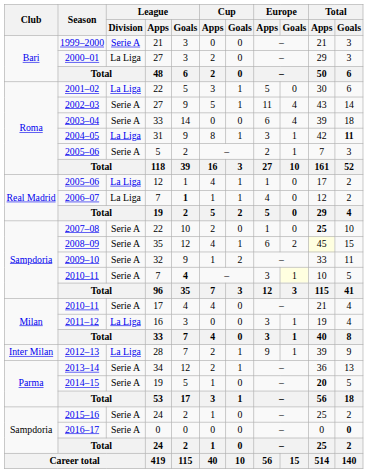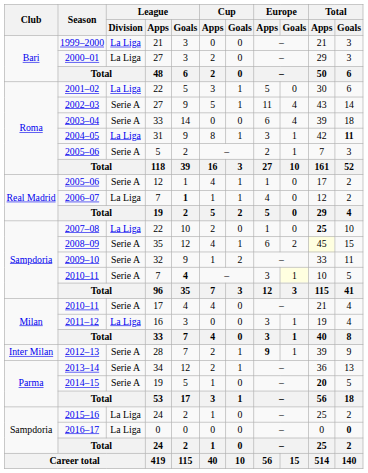(126, 43) Serie A -> (126, 43) La Liga
(126, 182) La Liga -> (126, 182) Serie A
(126, 228) Serie A -> (126, 228) La Liga
(126, 352) La Liga -> (126, 352) Serie A
(267, 352) normal -> (267, 352) bold
(126, 414) Serie A -> (126, 414) La Liga
(126, 430) Serie A -> (126, 430) La Liga
